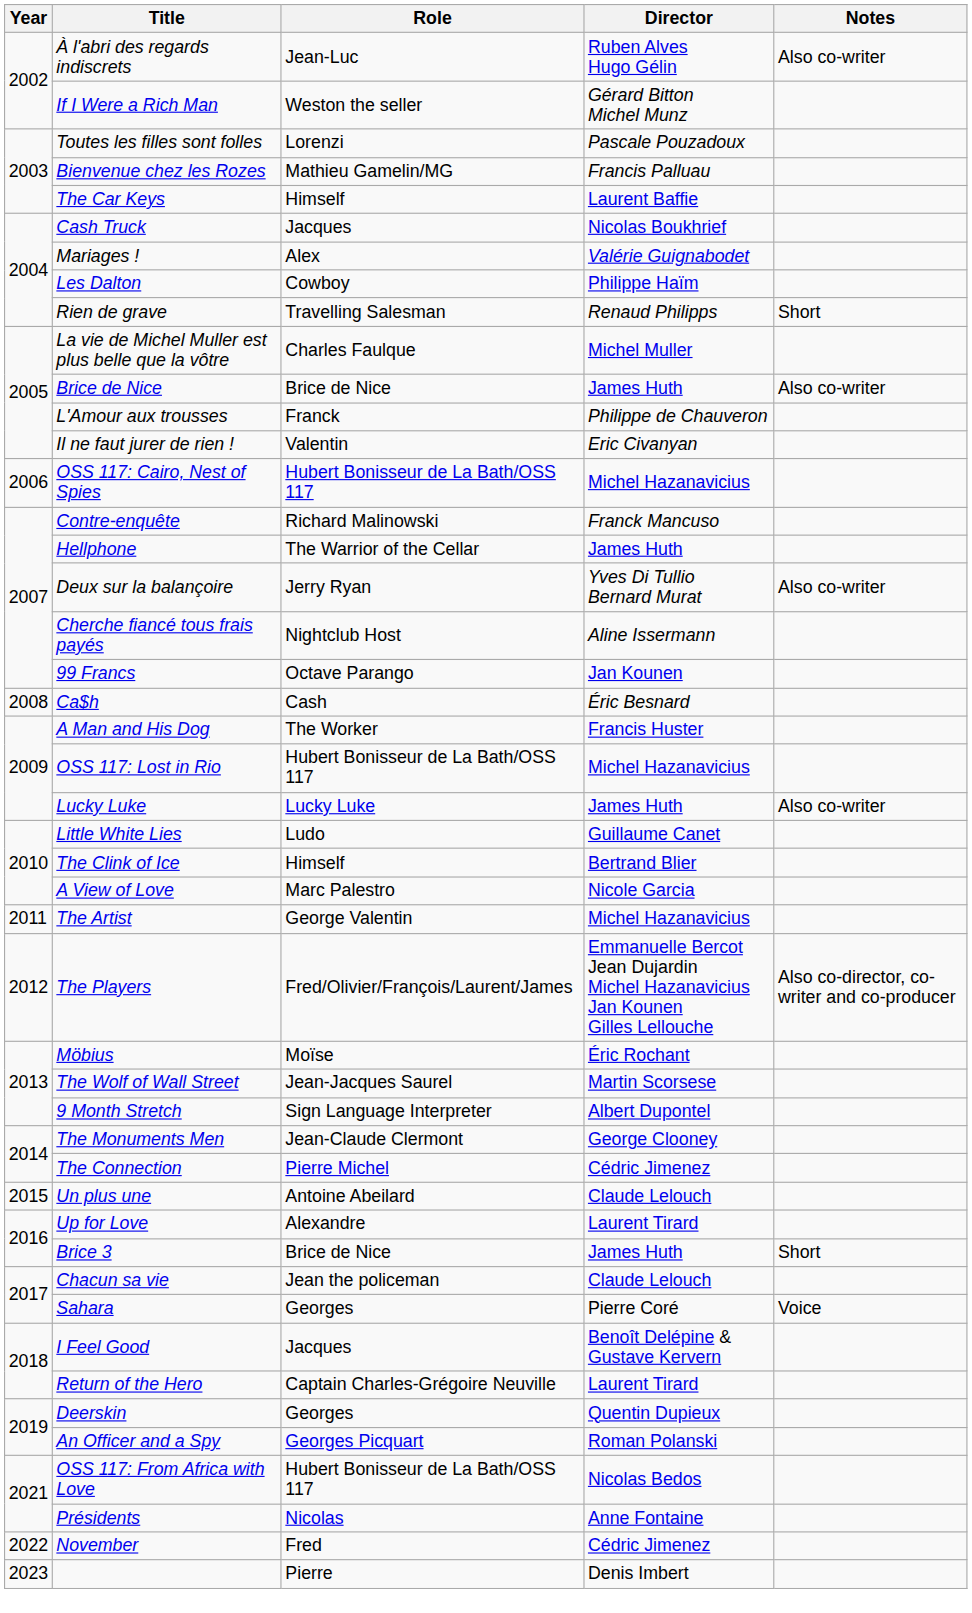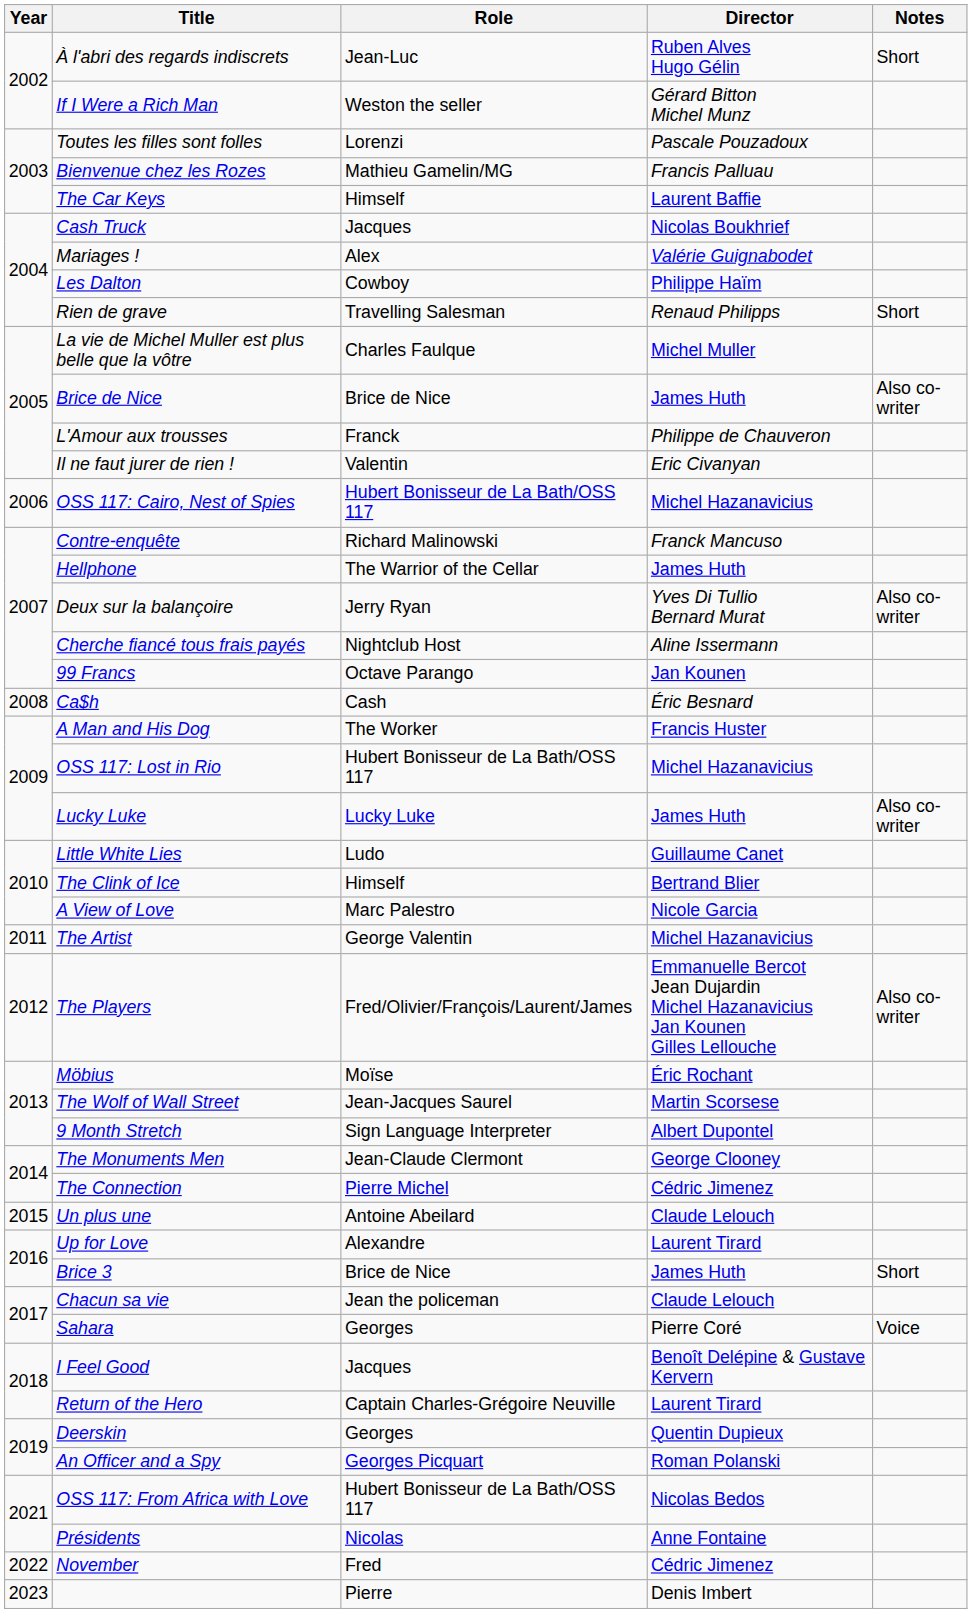(832, 56) Also co-writer -> (898, 56) Short
(867, 987) Also co-director, co-writer and co-producer -> (909, 1007) Also co-writer
